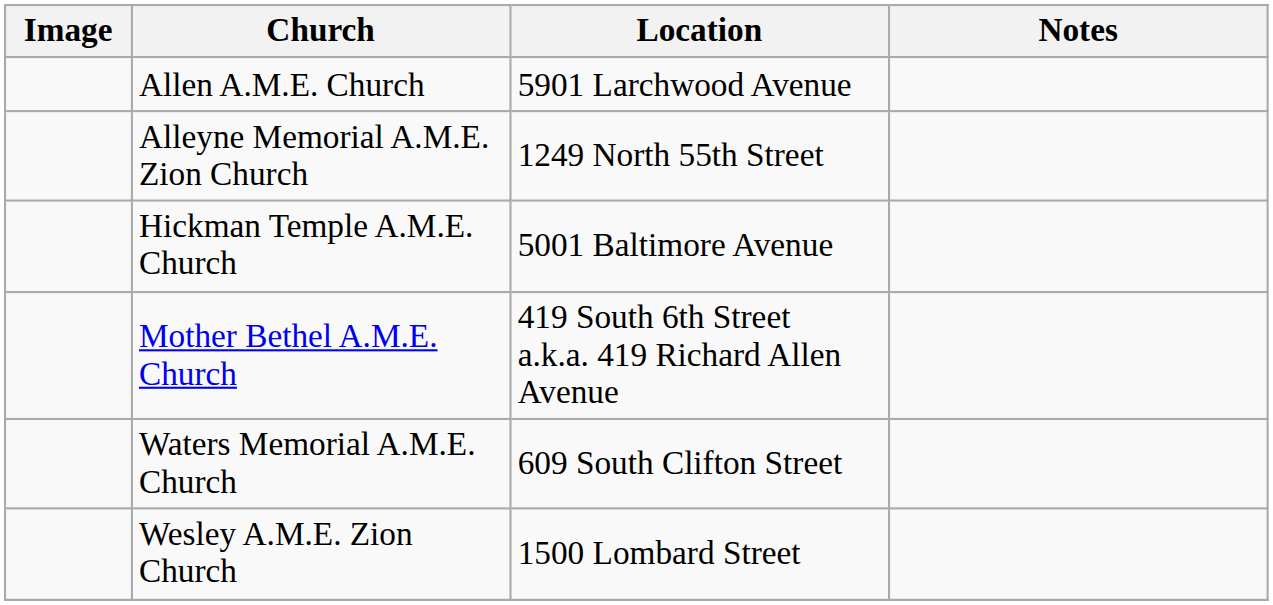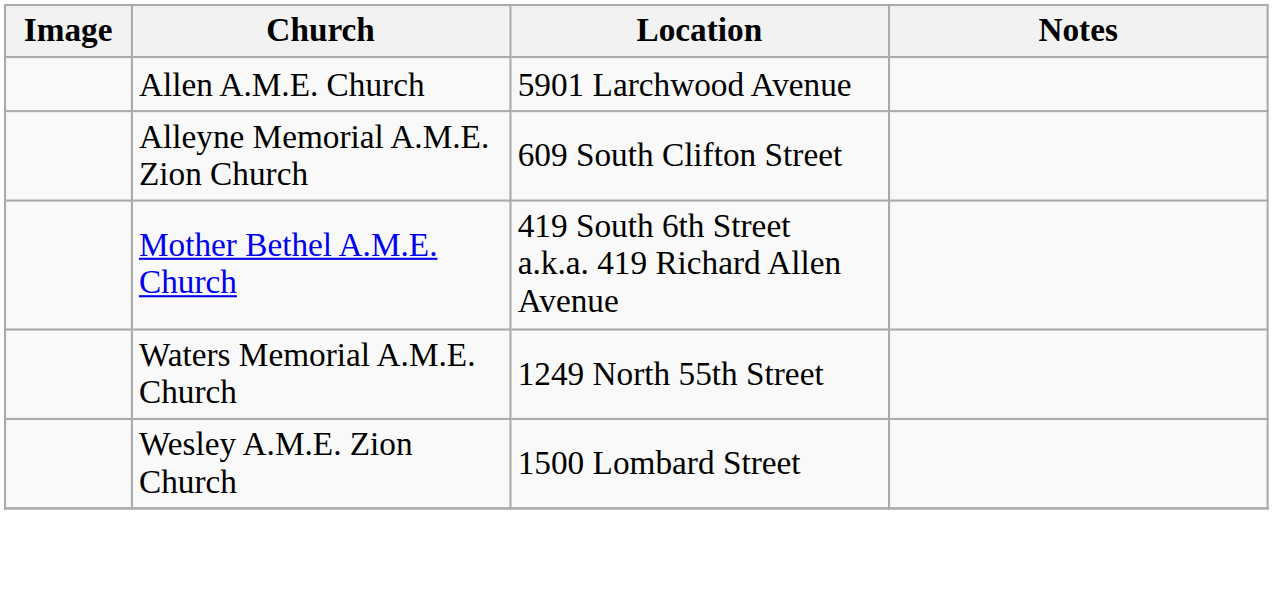(671, 155) 1249 North 55th Street -> (680, 155) 609 South Clifton Street
- row: (306, 245)
(680, 463) 609 South Clifton Street -> (671, 373) 1249 North 55th Street
